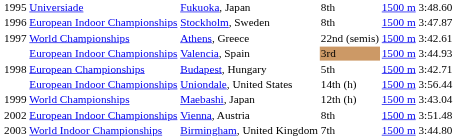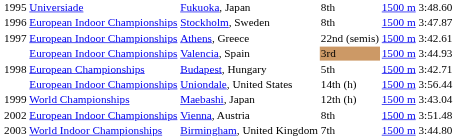(79, 38) World Championships -> (103, 38) European Indoor Championships
